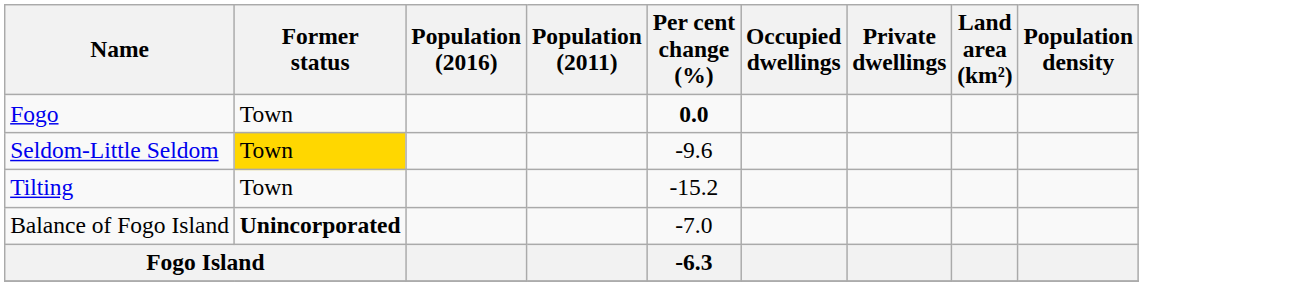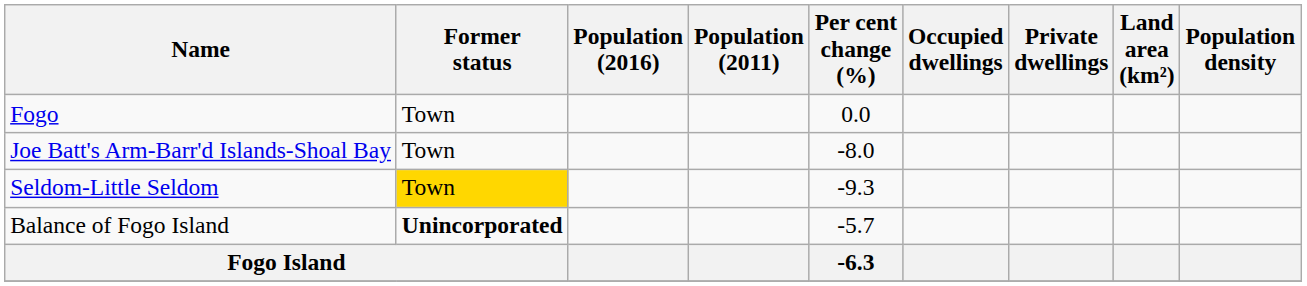(694, 113) bold -> (856, 113) normal
+ row: (201, 150)
(694, 150) -9.6 -> (856, 187) -9.3
- row: (42, 187)
(694, 225) -7.0 -> (856, 225) -5.7
